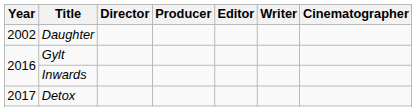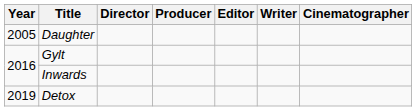(22, 34) 2002 -> (22, 34) 2005
(22, 95) 2017 -> (22, 95) 2019
